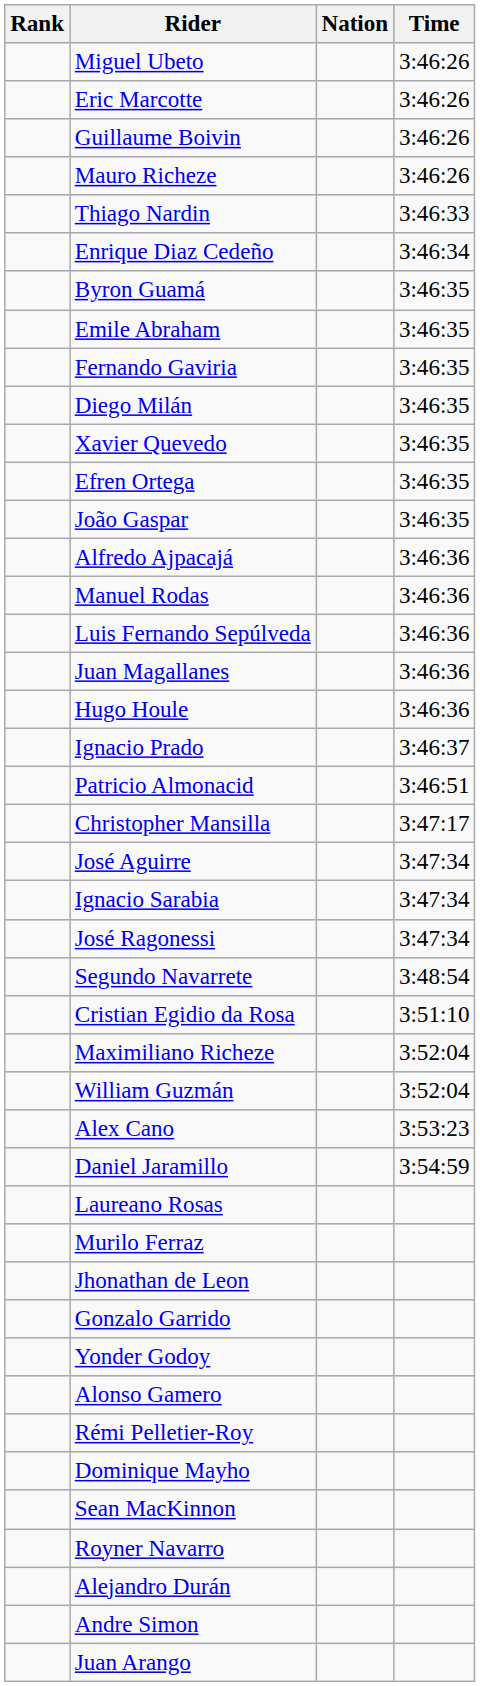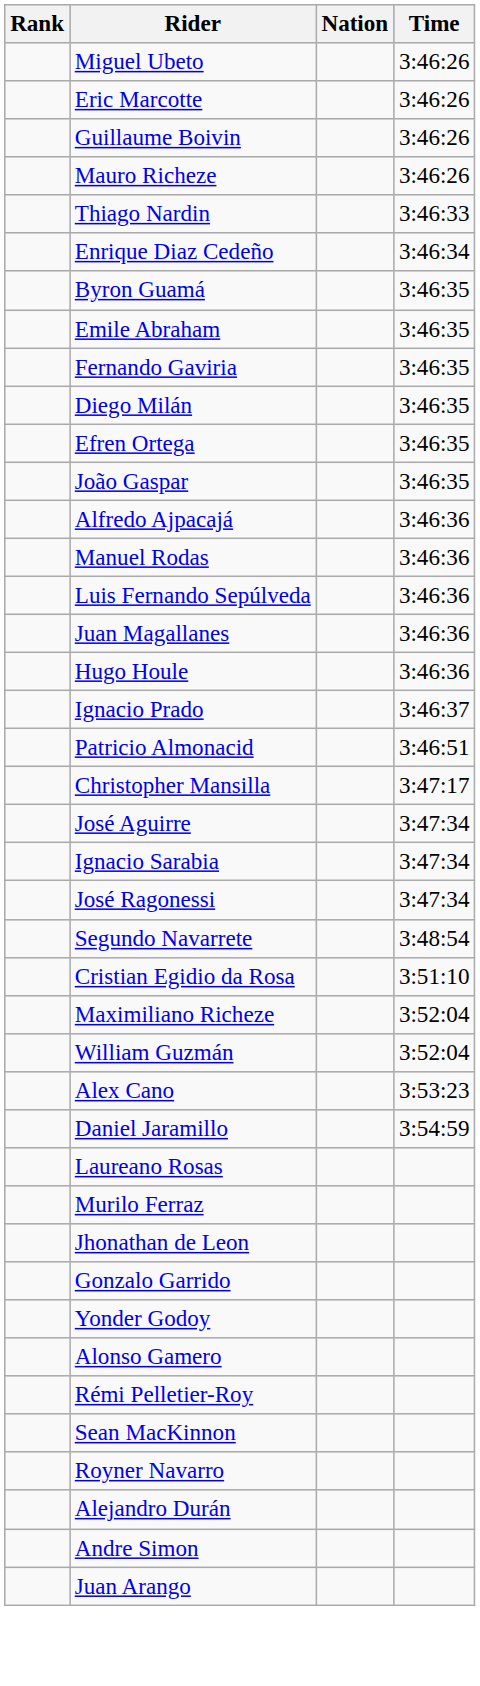- row: (151, 442)
- row: (162, 1471)
